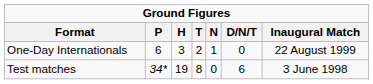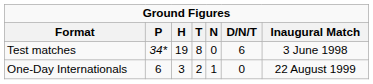rows swapped: (41, 69) <-> (67, 50)
